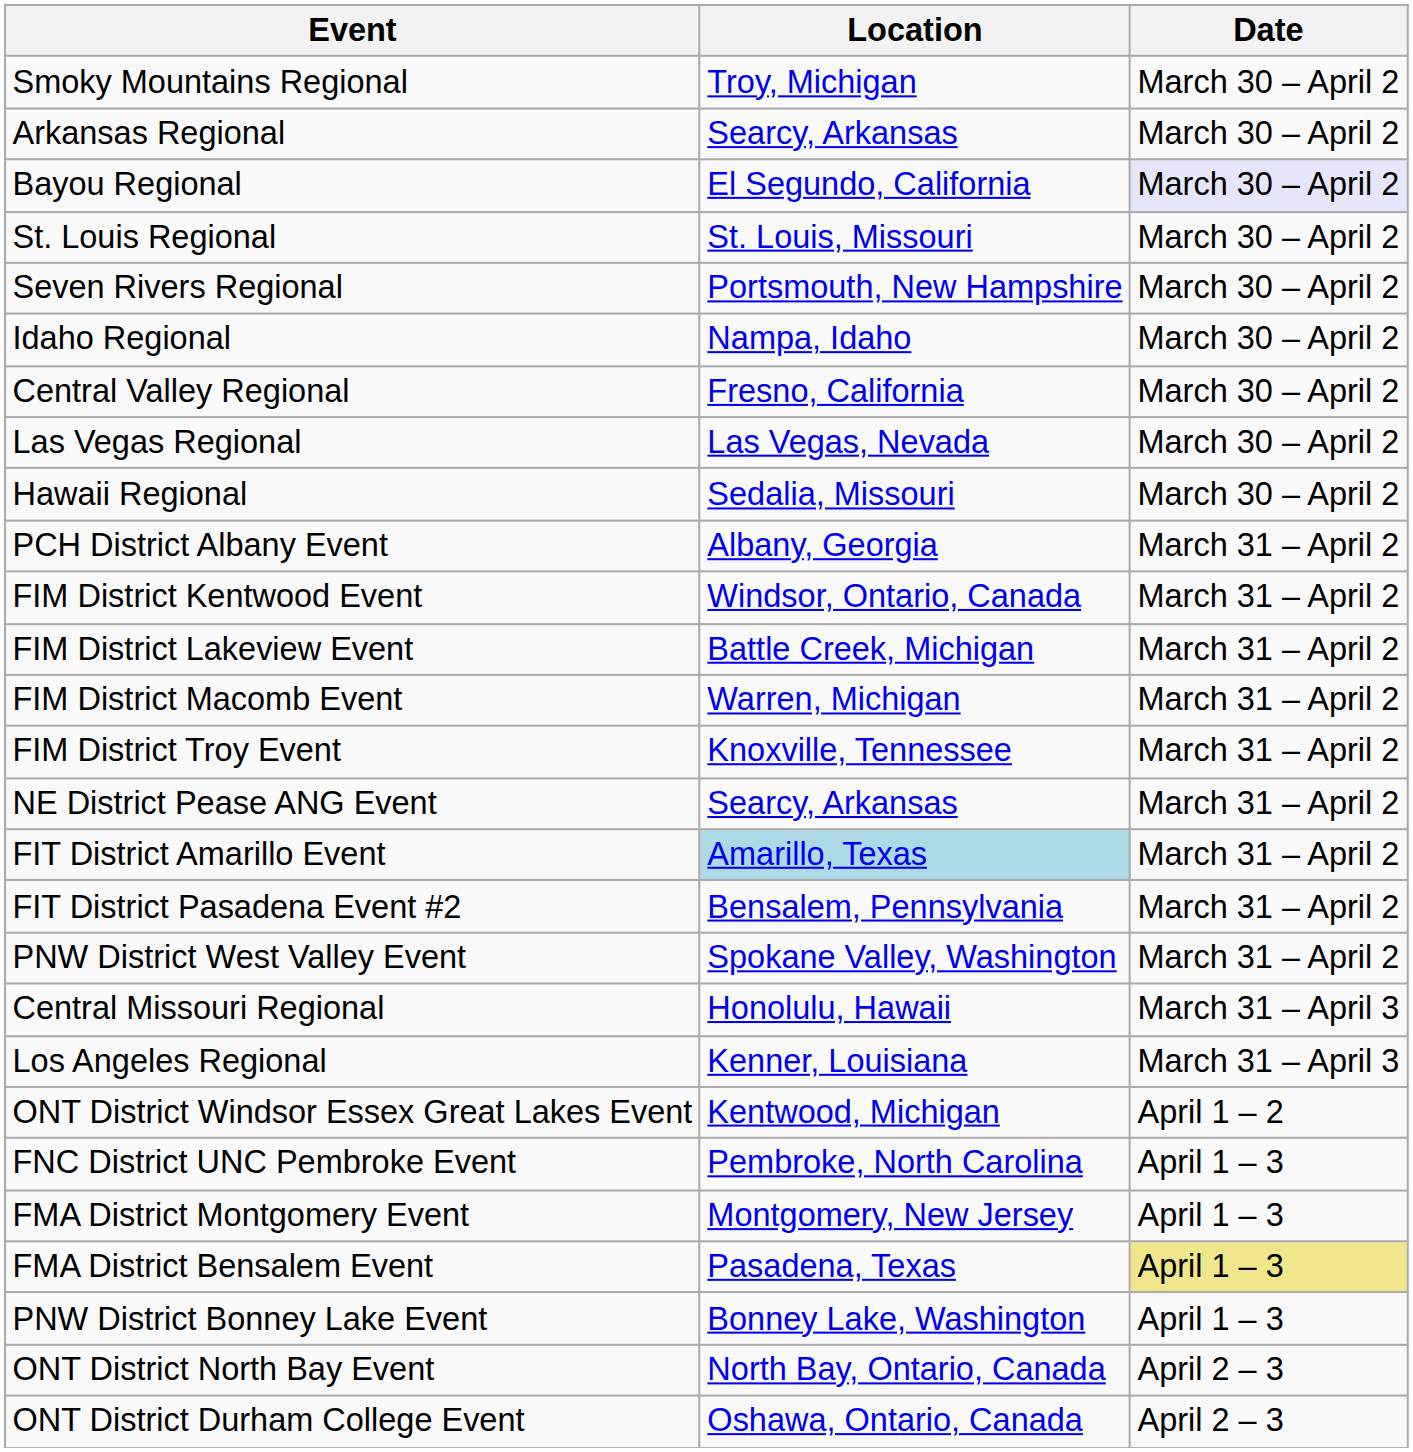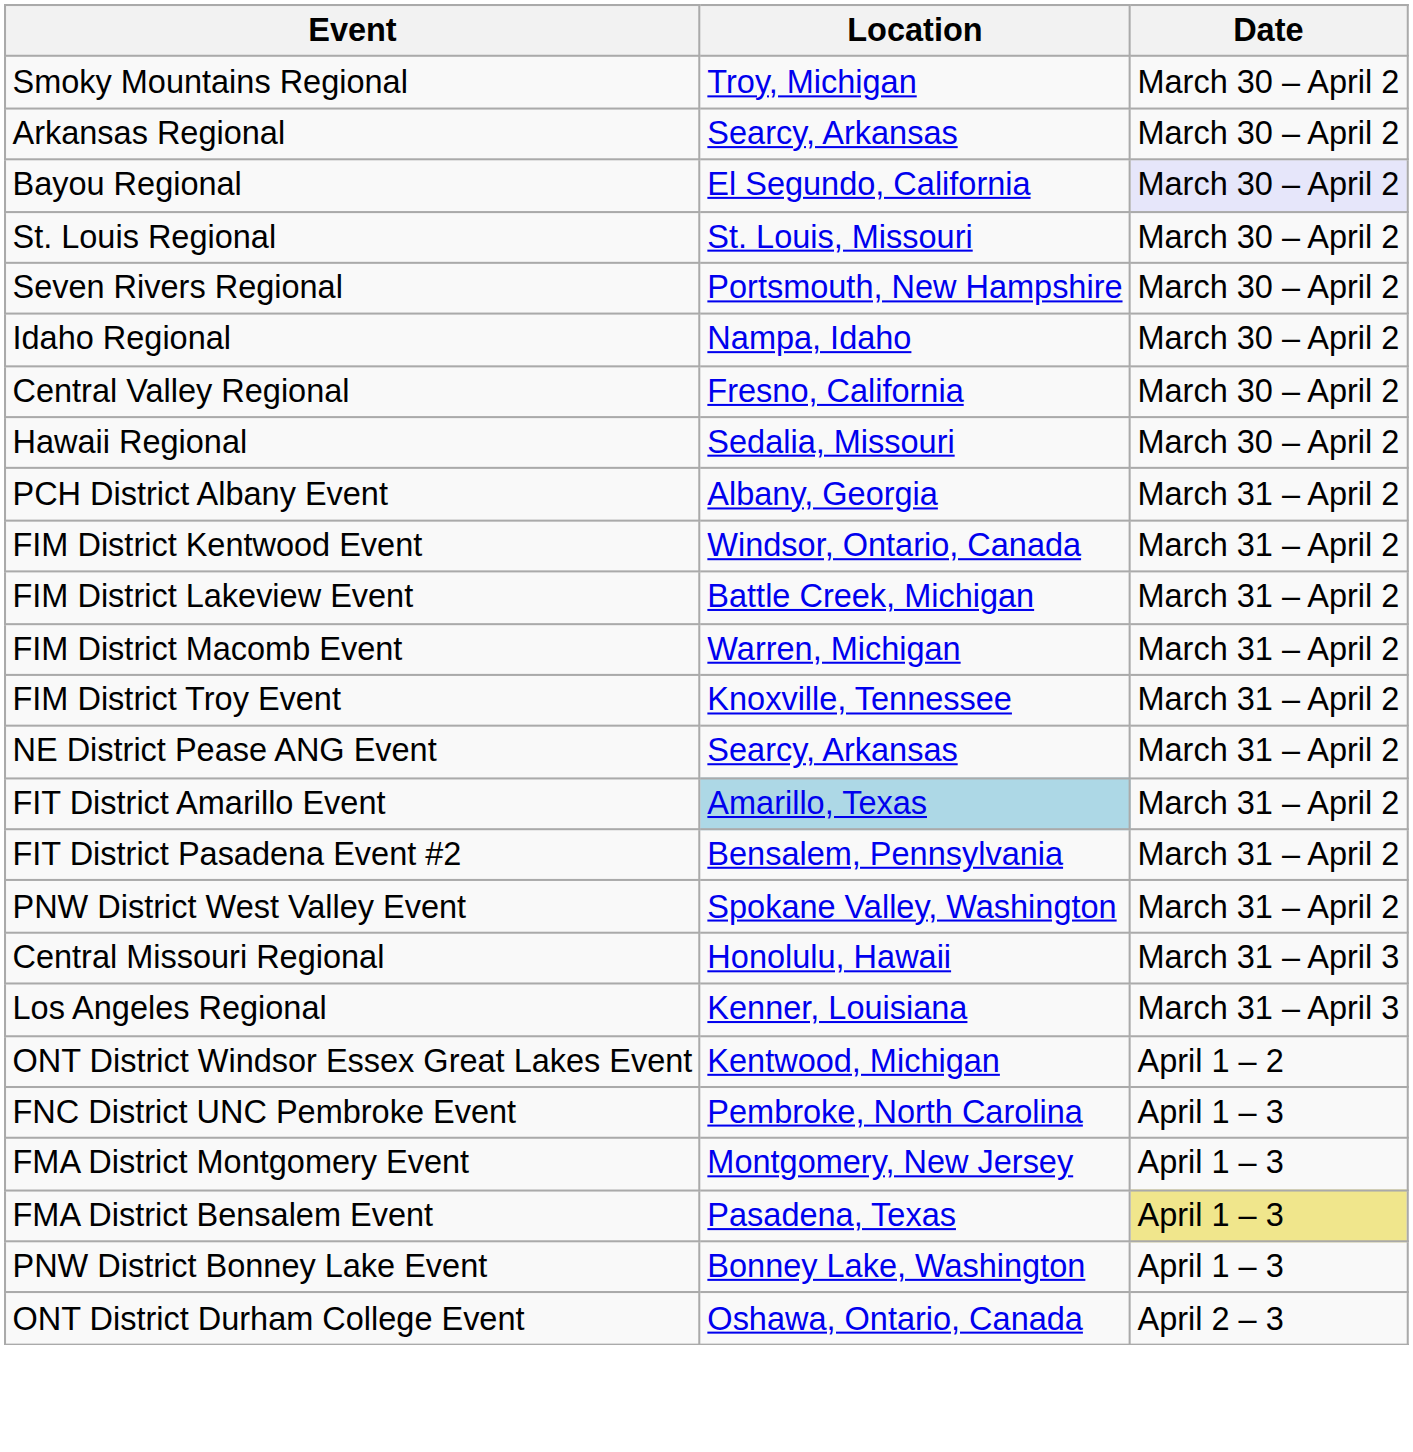- row: (157, 442)
- row: (223, 1369)
